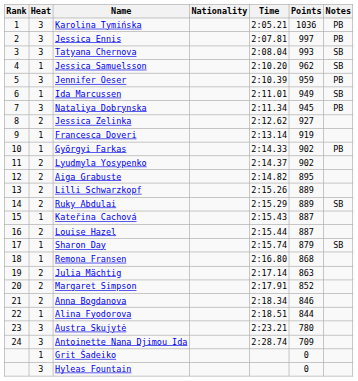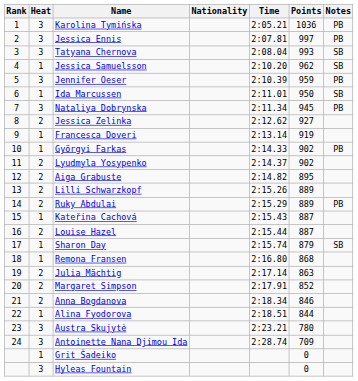(306, 94) 949 -> (306, 94) 950
(338, 204) SB -> (338, 204) PB
